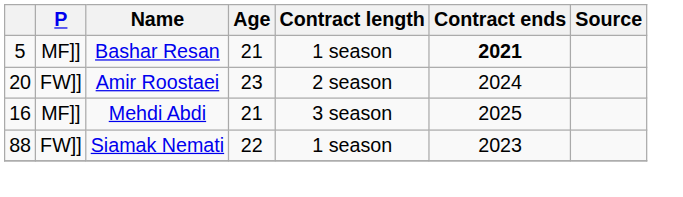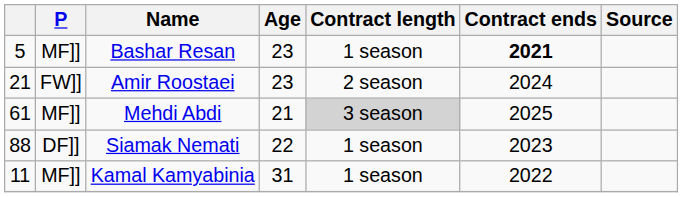(252, 51) 21 -> (282, 51) 23
(20, 82) 20 -> (20, 82) 21
(20, 113) 16 -> (20, 113) 61
(352, 113) no background -> (383, 113) lightgrey background
(61, 144) FW]] -> (61, 144) DF]]
+ row: (173, 176)
